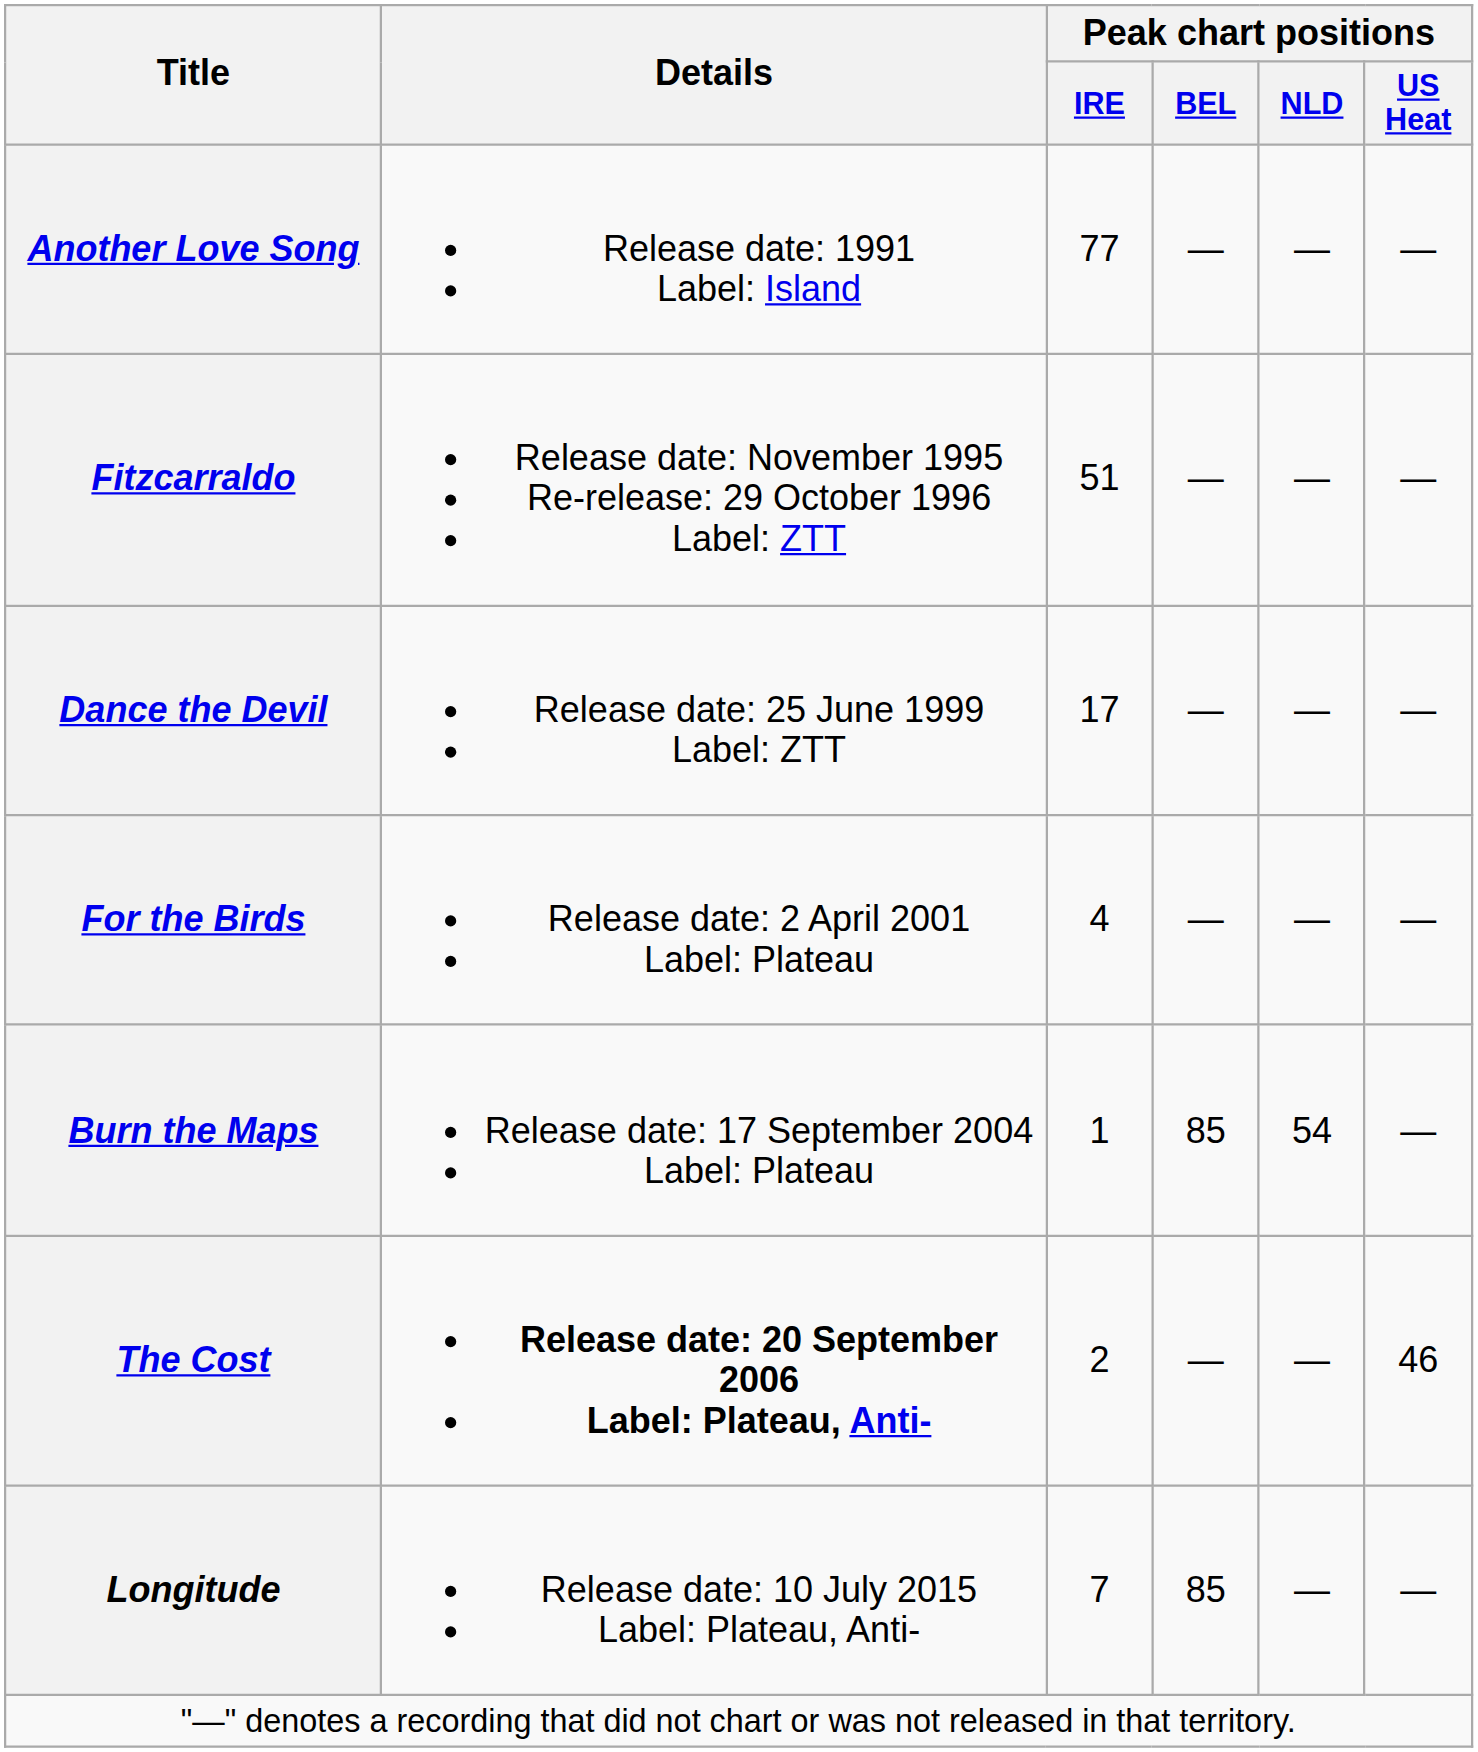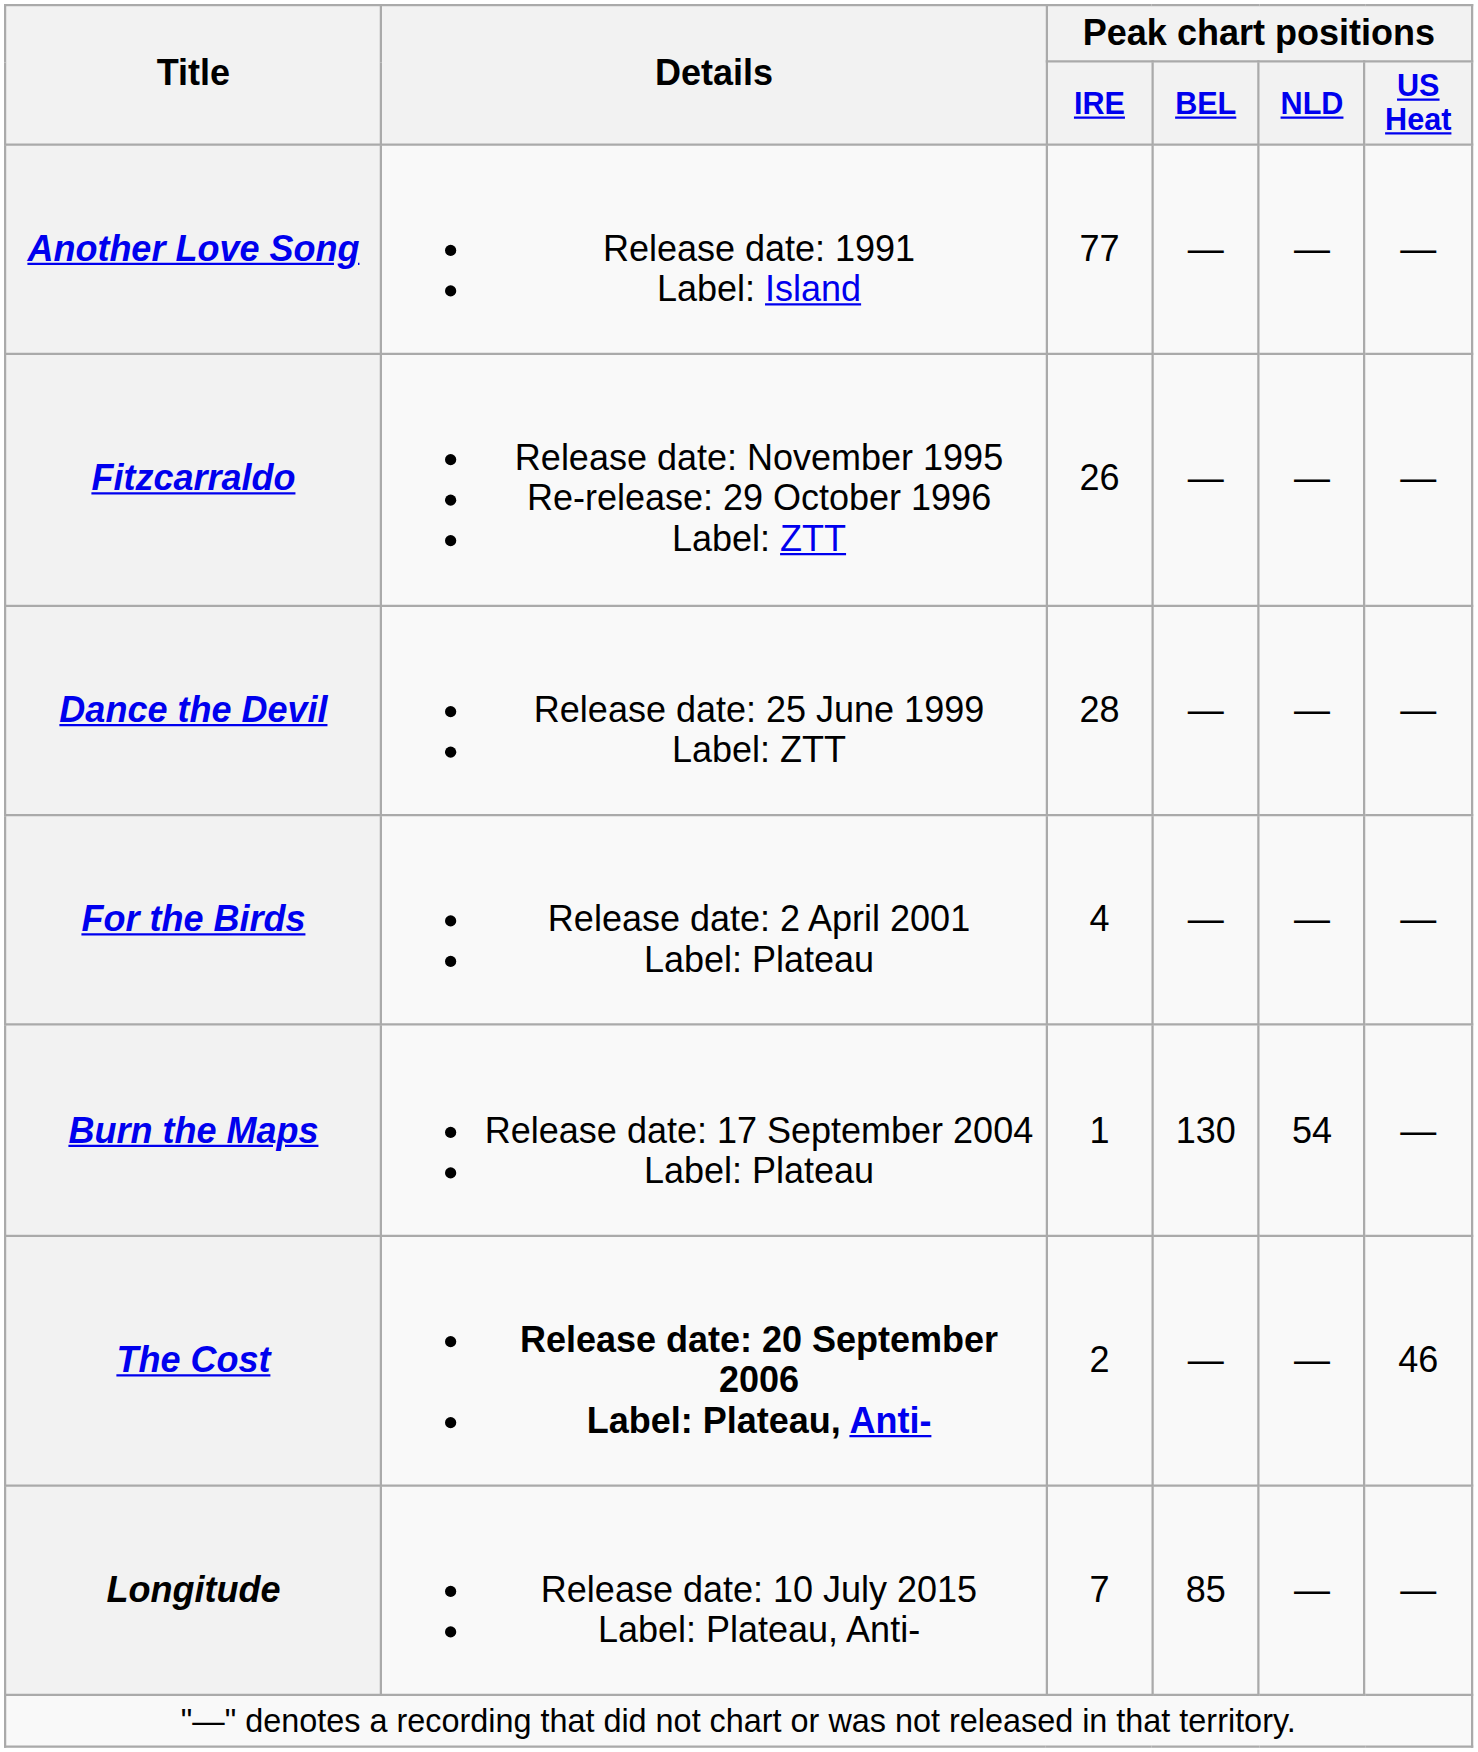(1099, 478) 51 -> (1099, 478) 26
(1099, 709) 17 -> (1099, 709) 28
(1206, 1129) 85 -> (1206, 1129) 130
